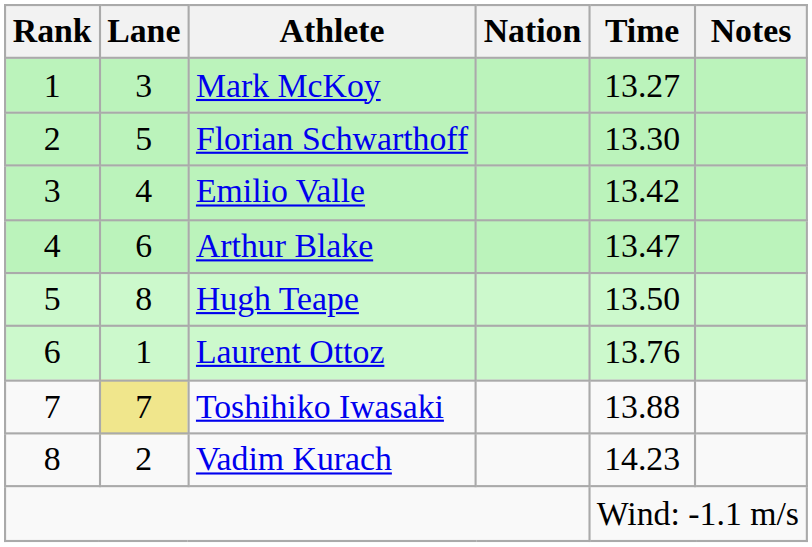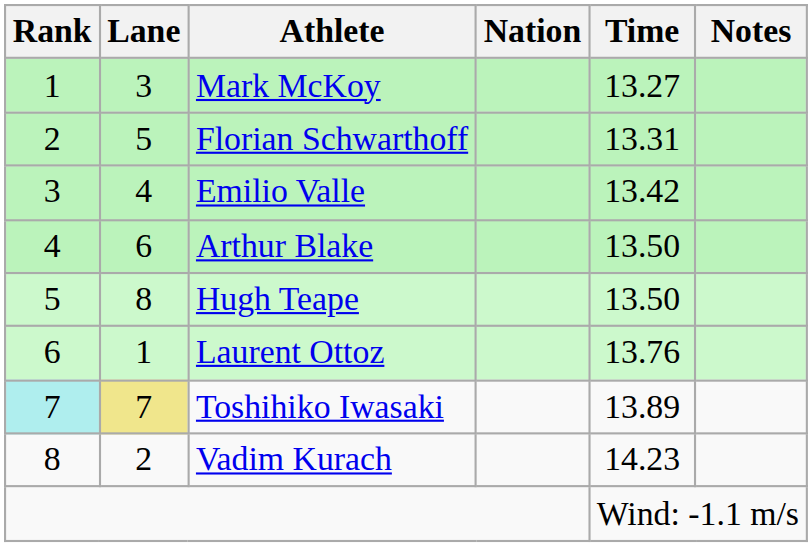(642, 138) 13.30 -> (642, 138) 13.31
(642, 245) 13.47 -> (642, 245) 13.50
(52, 406) no background -> (52, 406) paleturquoise background
(642, 406) 13.88 -> (642, 406) 13.89
